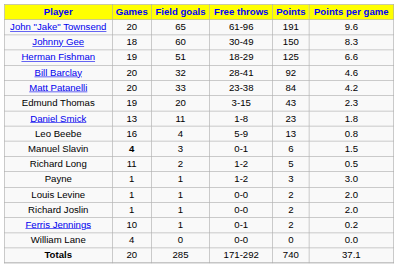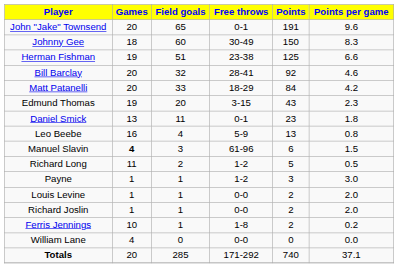(241, 27) 61-96 -> (241, 27) 0-1
(241, 57) 18-29 -> (241, 57) 23-38
(241, 88) 23-38 -> (241, 88) 18-29
(241, 118) 1-8 -> (241, 118) 0-1
(241, 149) 0-1 -> (241, 149) 61-96
(241, 225) 0-1 -> (241, 225) 1-8
